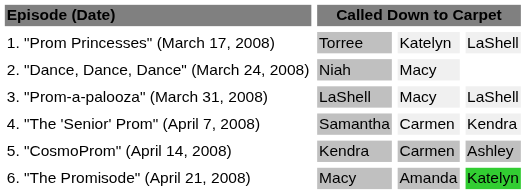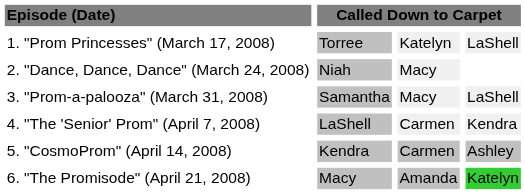(345, 96) LaShell -> (354, 96) Samantha
(354, 124) Samantha -> (345, 124) LaShell
